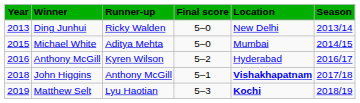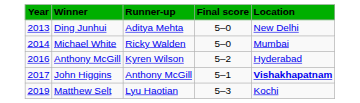- column: (334, 12)
(135, 28) Ricky Walden -> (154, 28) Aditya Mehta
(18, 43) 2015 -> (38, 43) 2014
(134, 43) Aditya Mehta -> (155, 43) Ricky Walden
(18, 75) 2018 -> (38, 75) 2017
(247, 91) bold -> (266, 91) normal
